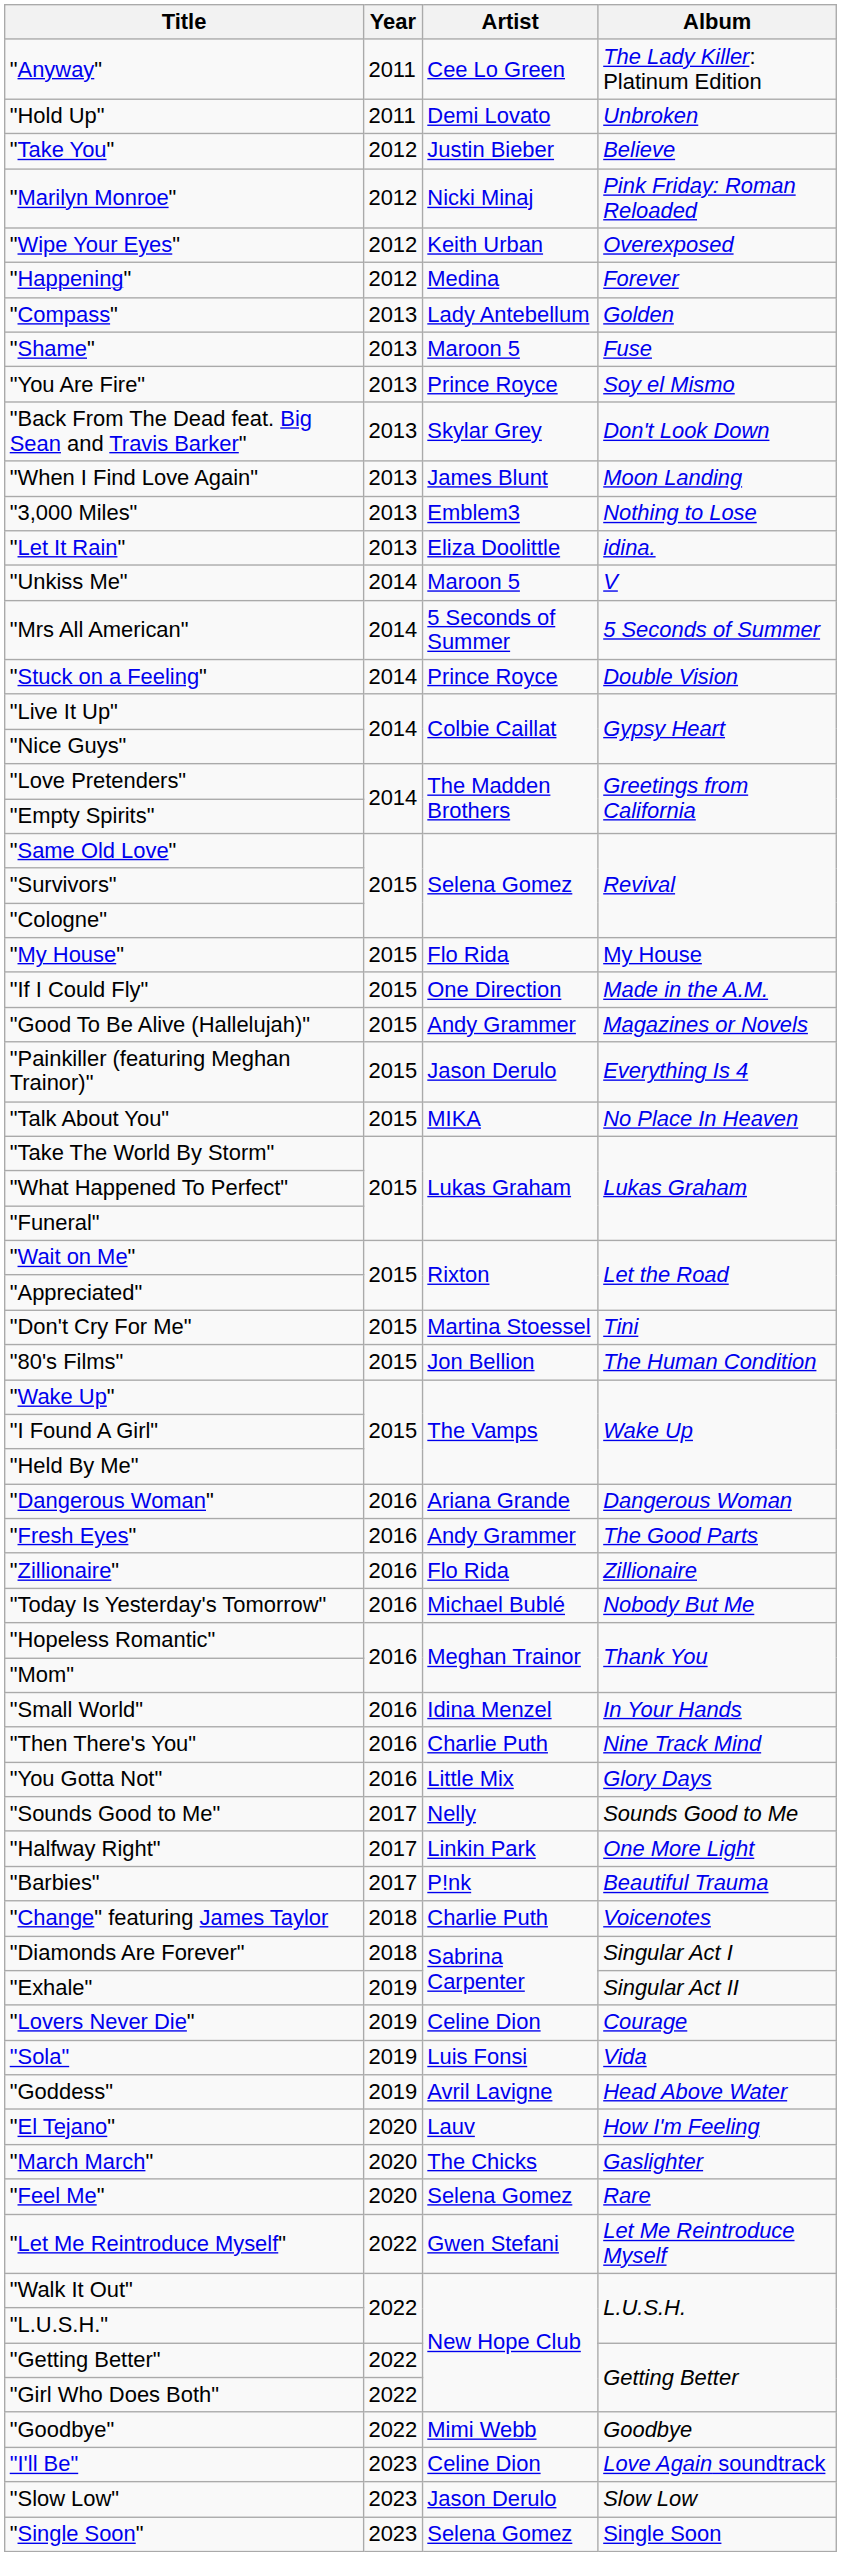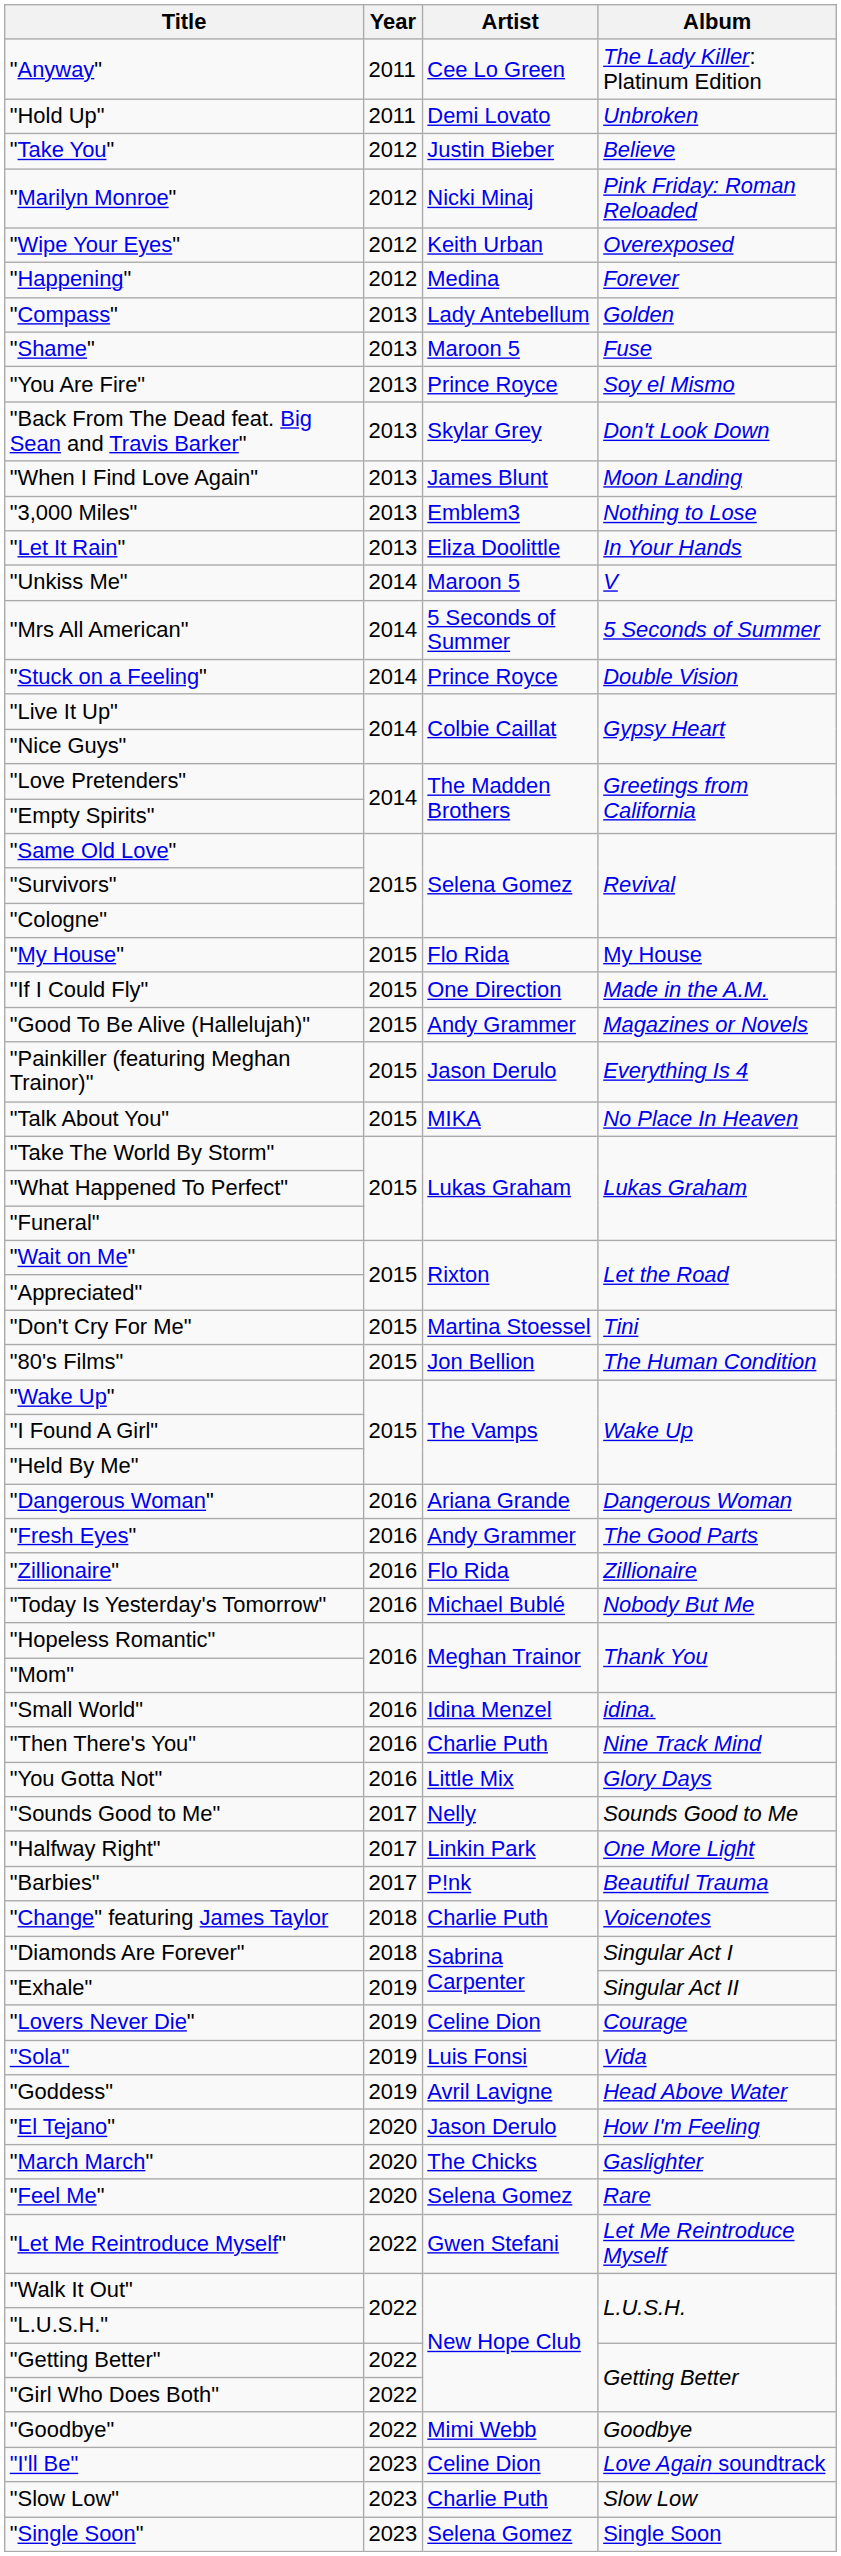(629, 547) idina. -> (672, 547) In Your Hands
(672, 1709) In Your Hands -> (629, 1709) idina.
(451, 2126) Lauv -> (492, 2126) Jason Derulo
(492, 2499) Jason Derulo -> (488, 2499) Charlie Puth
